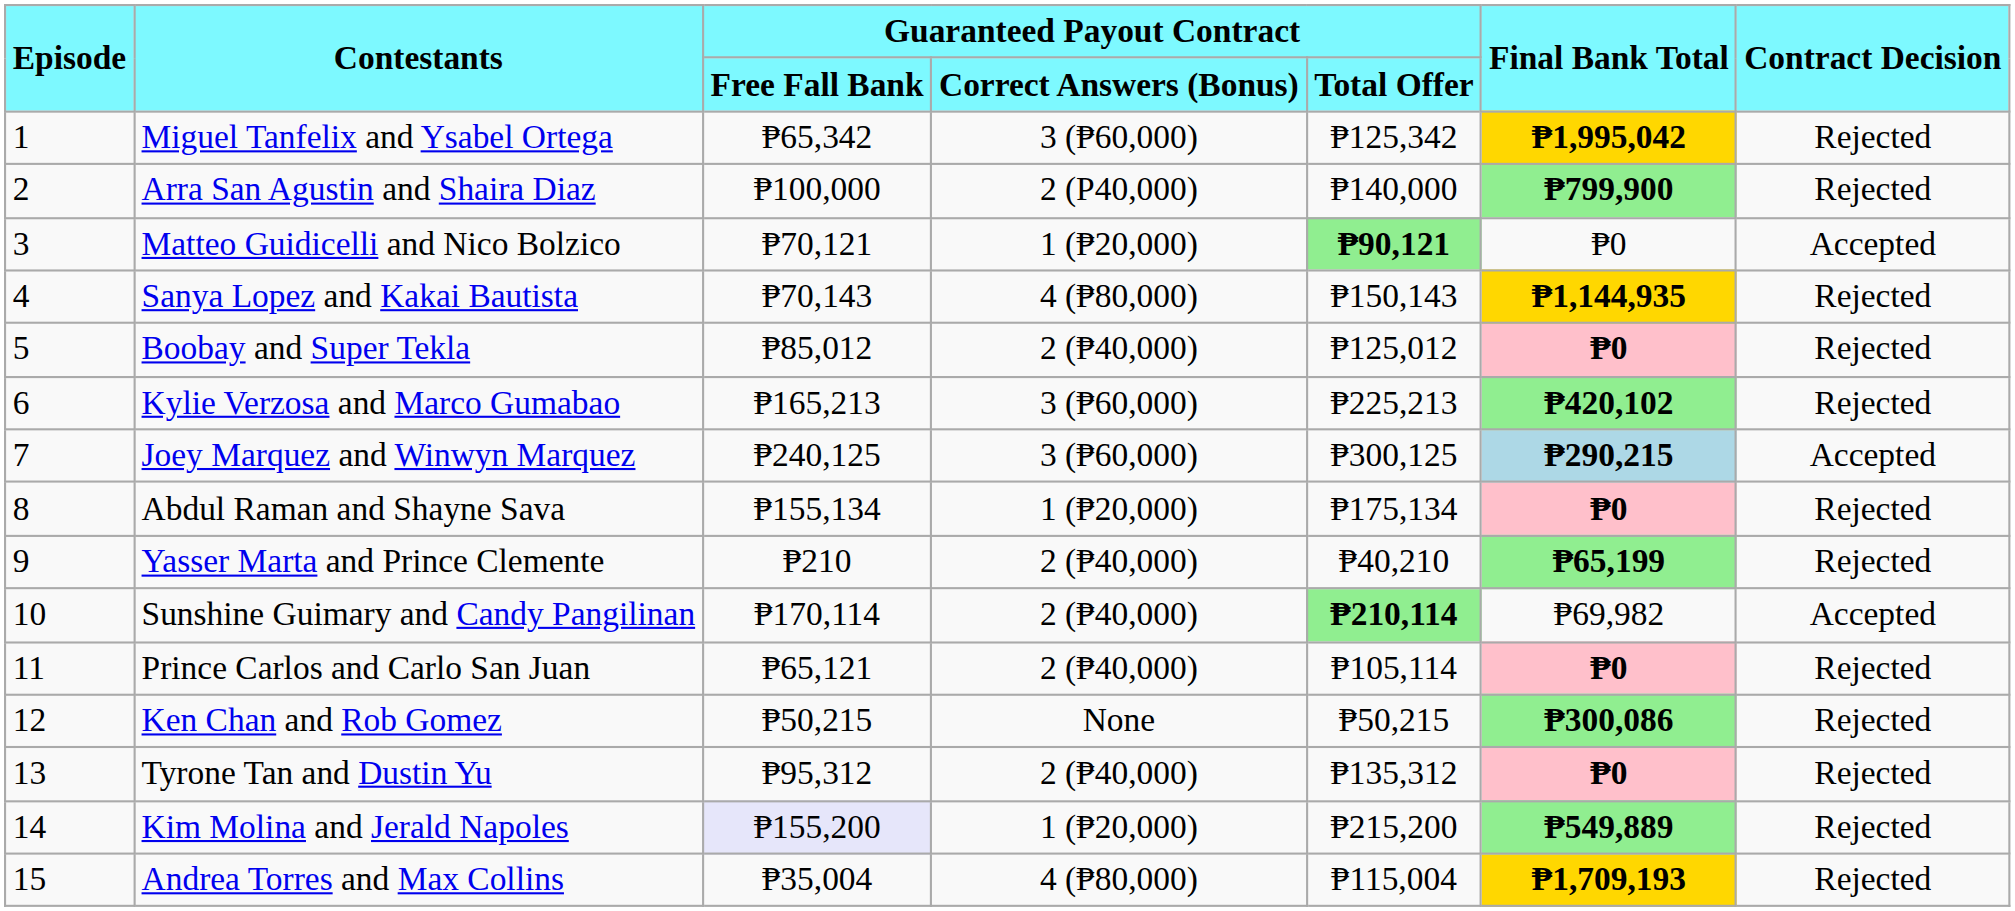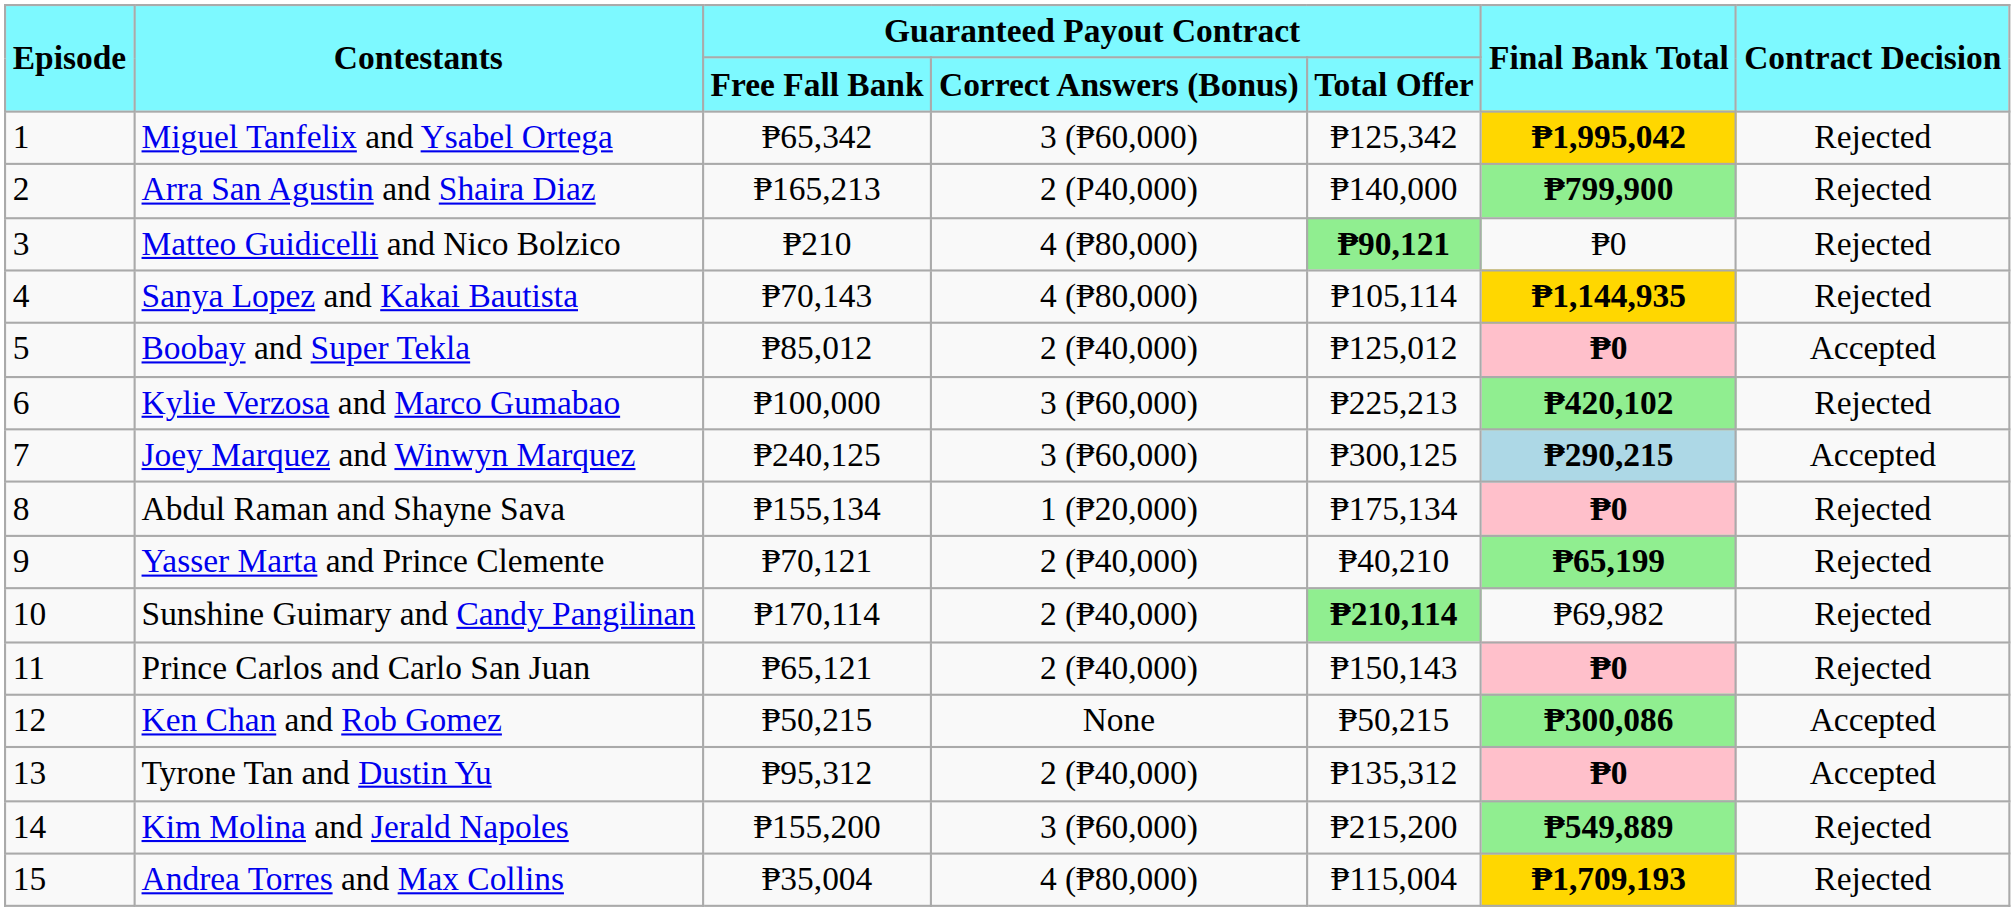(817, 190) ₱100,000 -> (817, 190) ₱165,213
(817, 243) ₱70,121 -> (817, 243) ₱210
(1119, 243) 1 (₱20,000) -> (1119, 243) 4 (₱80,000)
(1873, 243) Accepted -> (1873, 243) Rejected
(1394, 296) ₱150,143 -> (1394, 296) ₱105,114
(1873, 349) Rejected -> (1873, 349) Accepted
(817, 402) ₱165,213 -> (817, 402) ₱100,000
(817, 561) ₱210 -> (817, 561) ₱70,121
(1873, 614) Accepted -> (1873, 614) Rejected
(1394, 667) ₱105,114 -> (1394, 667) ₱150,143
(1873, 720) Rejected -> (1873, 720) Accepted
(1873, 773) Rejected -> (1873, 773) Accepted
(817, 826) lavender background -> (817, 826) no background
(1119, 826) 1 (₱20,000) -> (1119, 826) 3 (₱60,000)
